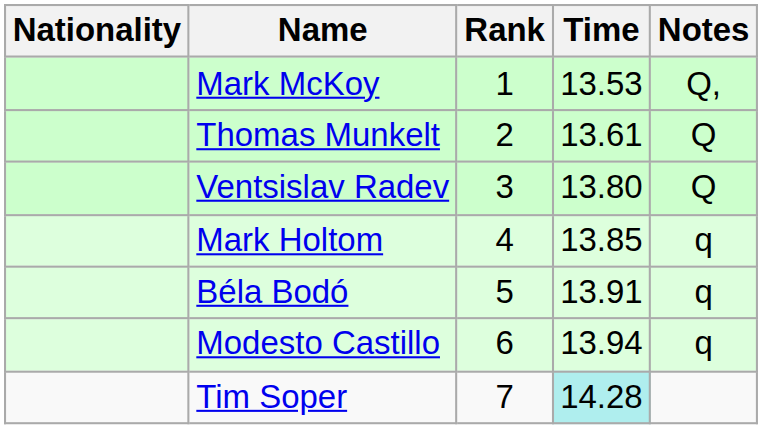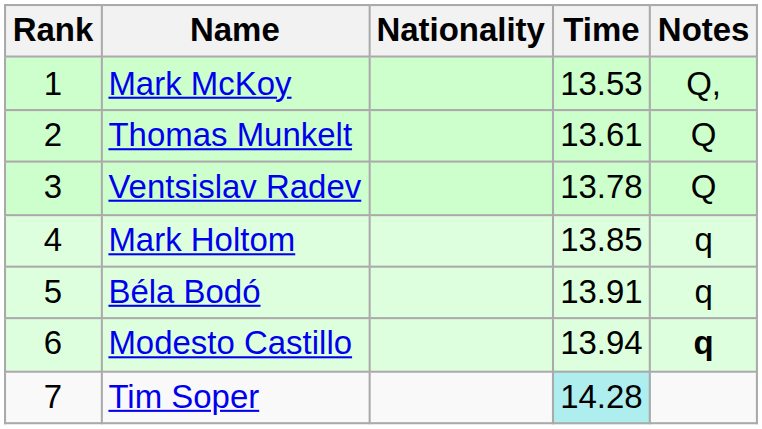columns swapped: (505, 30) <-> (97, 30)
(601, 187) 13.80 -> (601, 187) 13.78
(704, 344) normal -> (704, 344) bold
